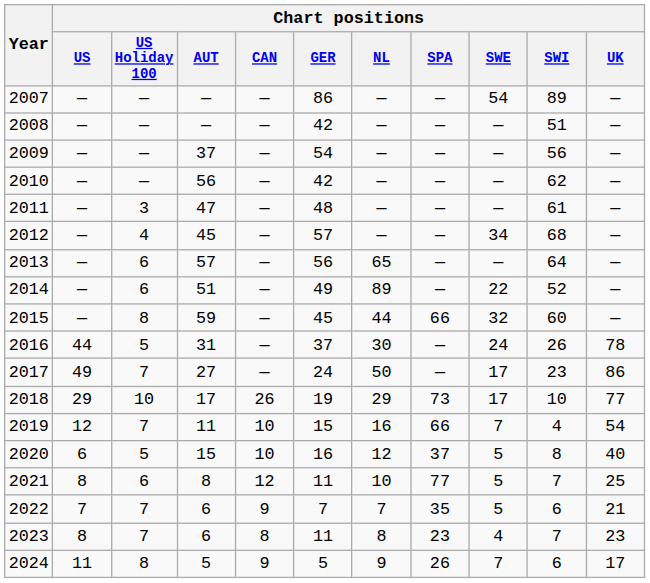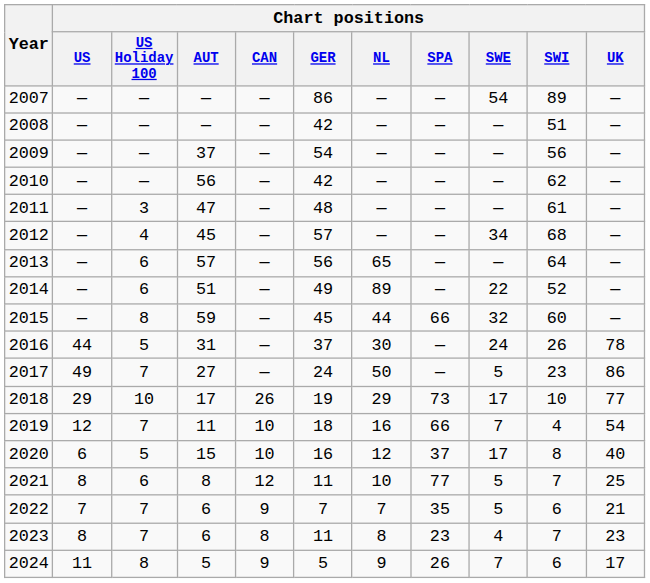(498, 372) 17 -> (498, 372) 5
(323, 427) 15 -> (323, 427) 18
(498, 454) 5 -> (498, 454) 17
